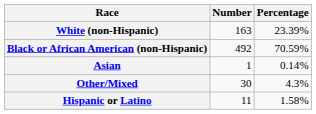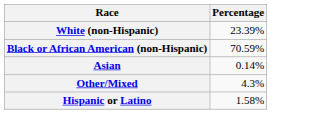- column: (232, 13)
